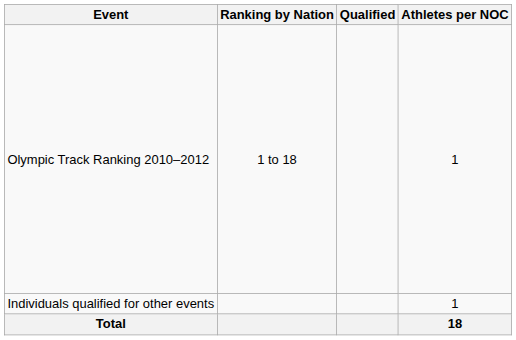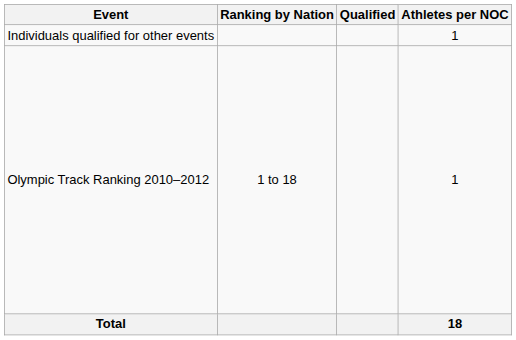rows swapped: (108, 159) <-> (111, 303)
